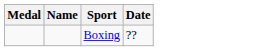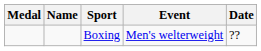+ column: (175, 15)
